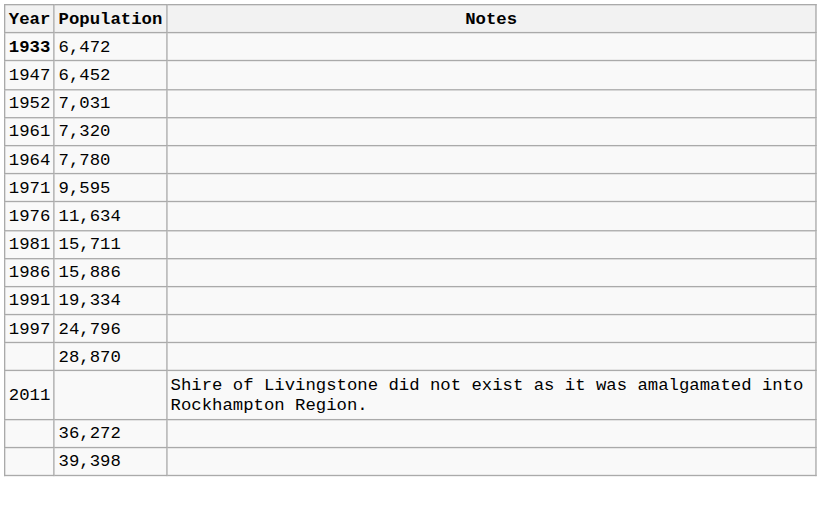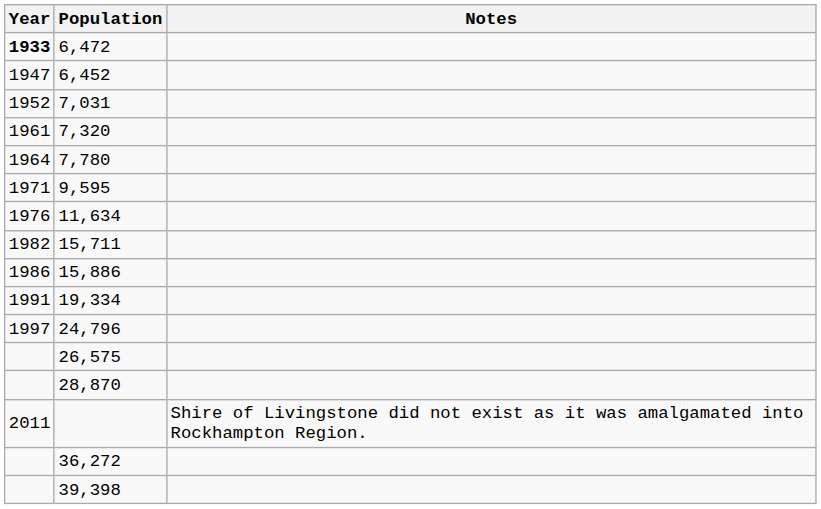(30, 244) 1981 -> (30, 244) 1982
+ row: (90, 357)
